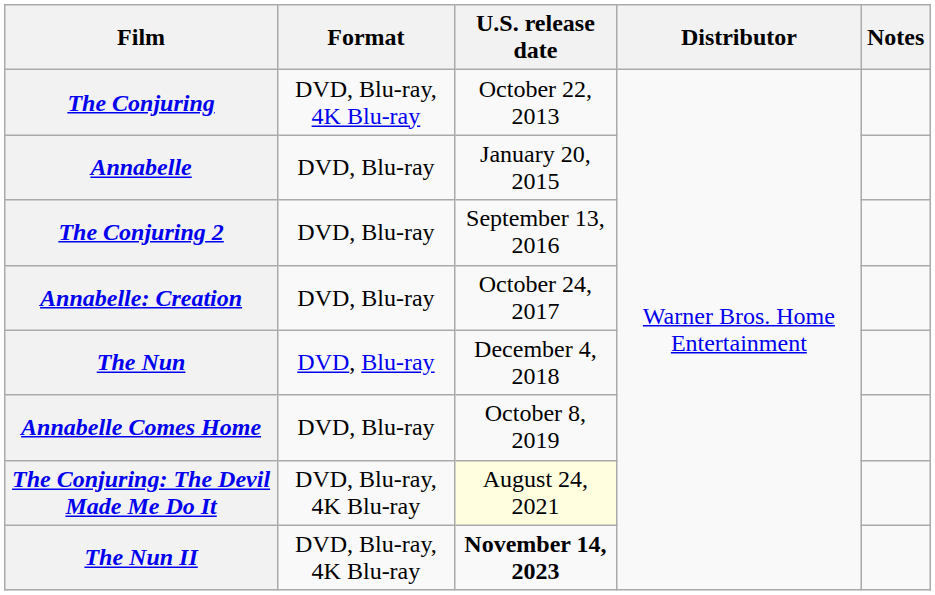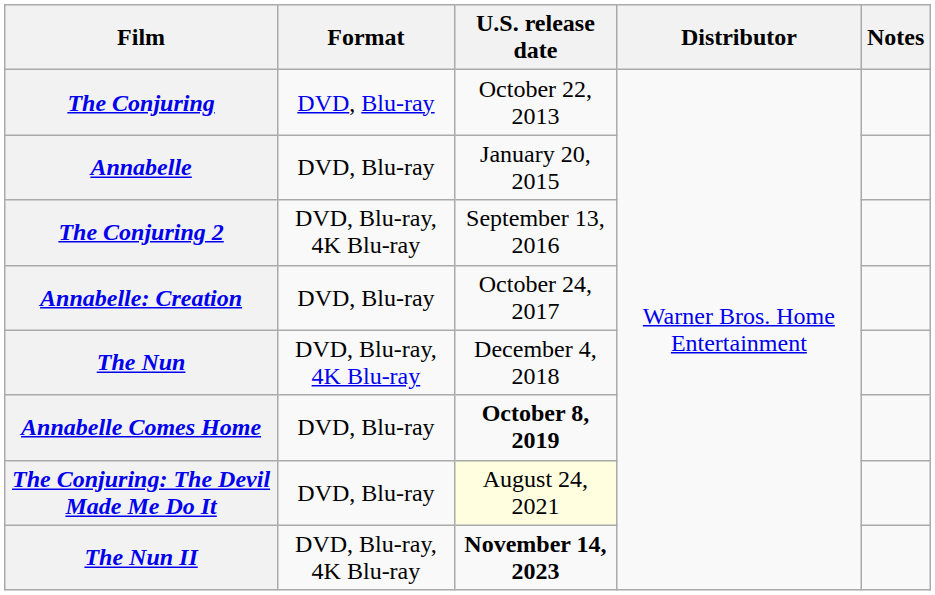(366, 102) DVD, Blu-ray, 4K Blu-ray -> (366, 102) DVD, Blu-ray
(366, 232) DVD, Blu-ray -> (366, 232) DVD, Blu-ray, 4K Blu-ray
(366, 362) DVD, Blu-ray -> (366, 362) DVD, Blu-ray, 4K Blu-ray
(535, 427) normal -> (535, 427) bold
(366, 492) DVD, Blu-ray, 4K Blu-ray -> (366, 492) DVD, Blu-ray
